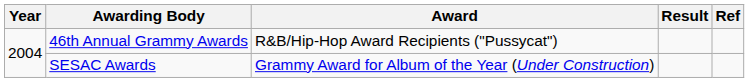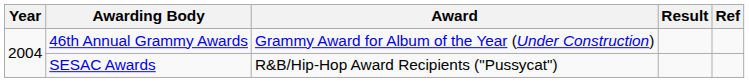(406, 41) R&B/Hip-Hop Award Recipients ("Pussycat") -> (455, 41) Grammy Award for Album of the Year (Under Construction)
(455, 65) Grammy Award for Album of the Year (Under Construction) -> (406, 65) R&B/Hip-Hop Award Recipients ("Pussycat")
